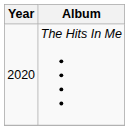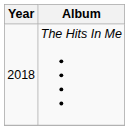(21, 74) 2020 -> (21, 74) 2018
